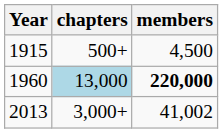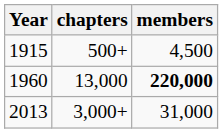(101, 81) lightblue background -> (101, 81) no background
(186, 111) 41,002 -> (186, 111) 31,000
